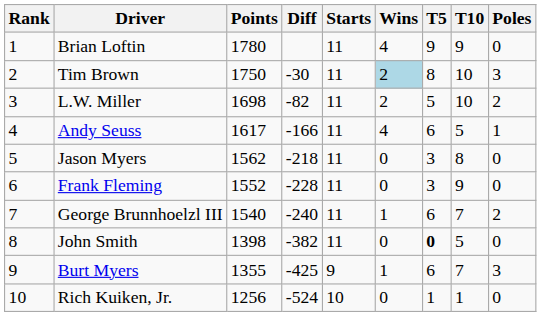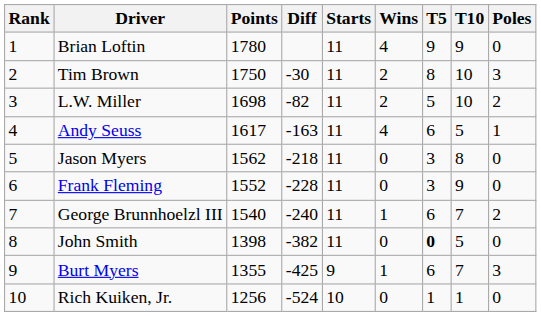(384, 74) lightblue background -> (384, 74) no background
(302, 130) -166 -> (302, 130) -163
